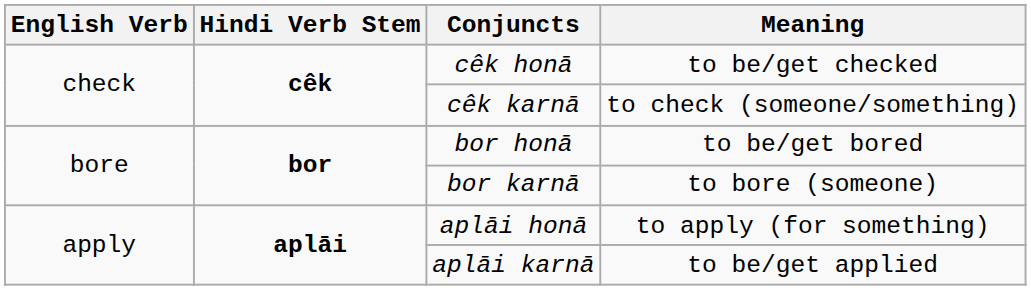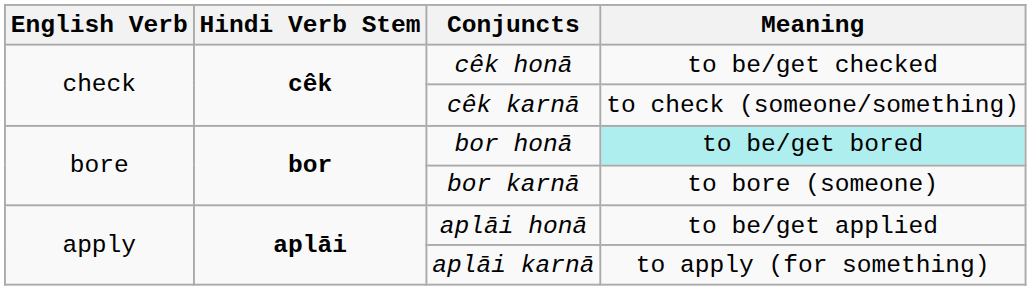(813, 145) no background -> (813, 145) paleturquoise background
(813, 225) to apply (for something) -> (813, 225) to be/get applied
(813, 265) to be/get applied -> (813, 265) to apply (for something)
